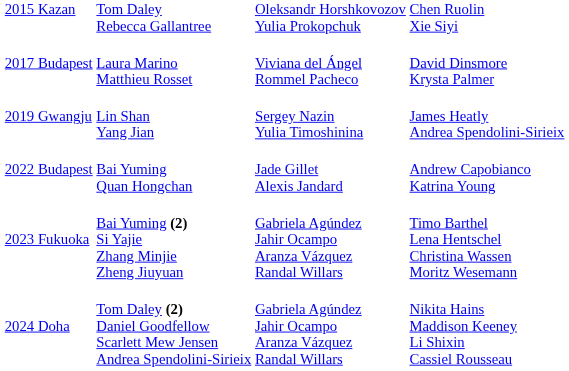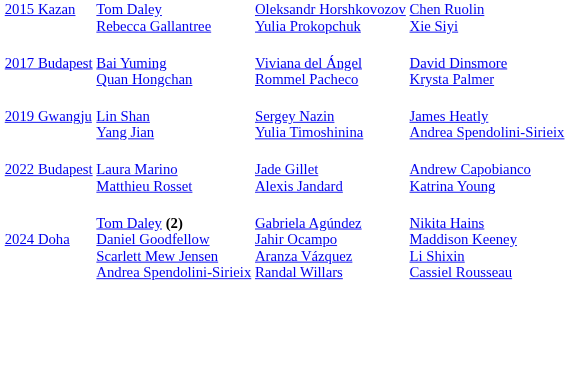(144, 71) Laura Marino Matthieu Rosset -> (144, 71) Bai Yuming Quan Hongchan
(144, 178) Bai Yuming Quan Hongchan -> (144, 178) Laura Marino Matthieu Rosset
- row: (47, 239)
